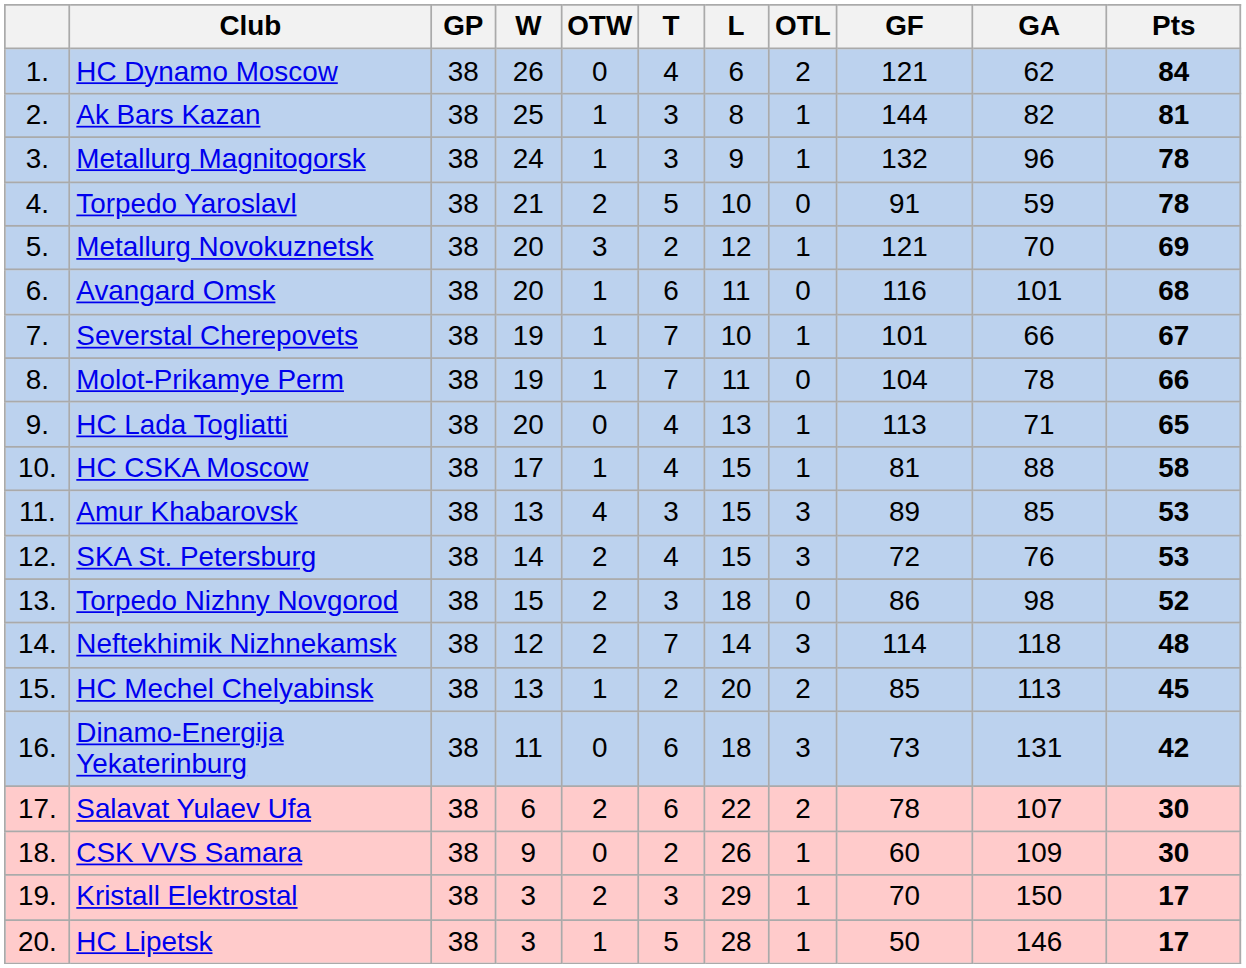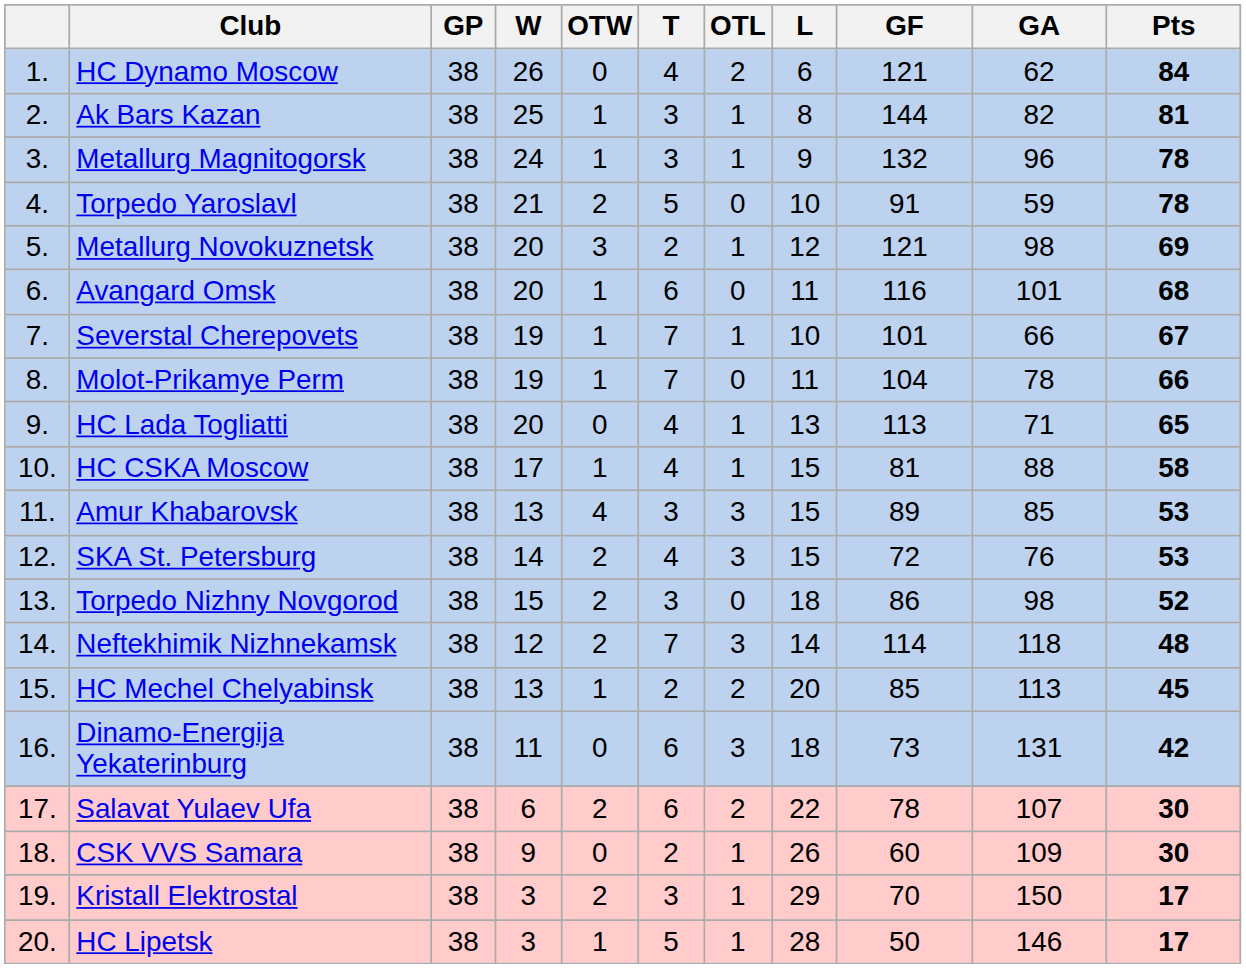columns swapped: (803, 26) <-> (736, 26)
(1039, 247) 70 -> (1039, 247) 98
